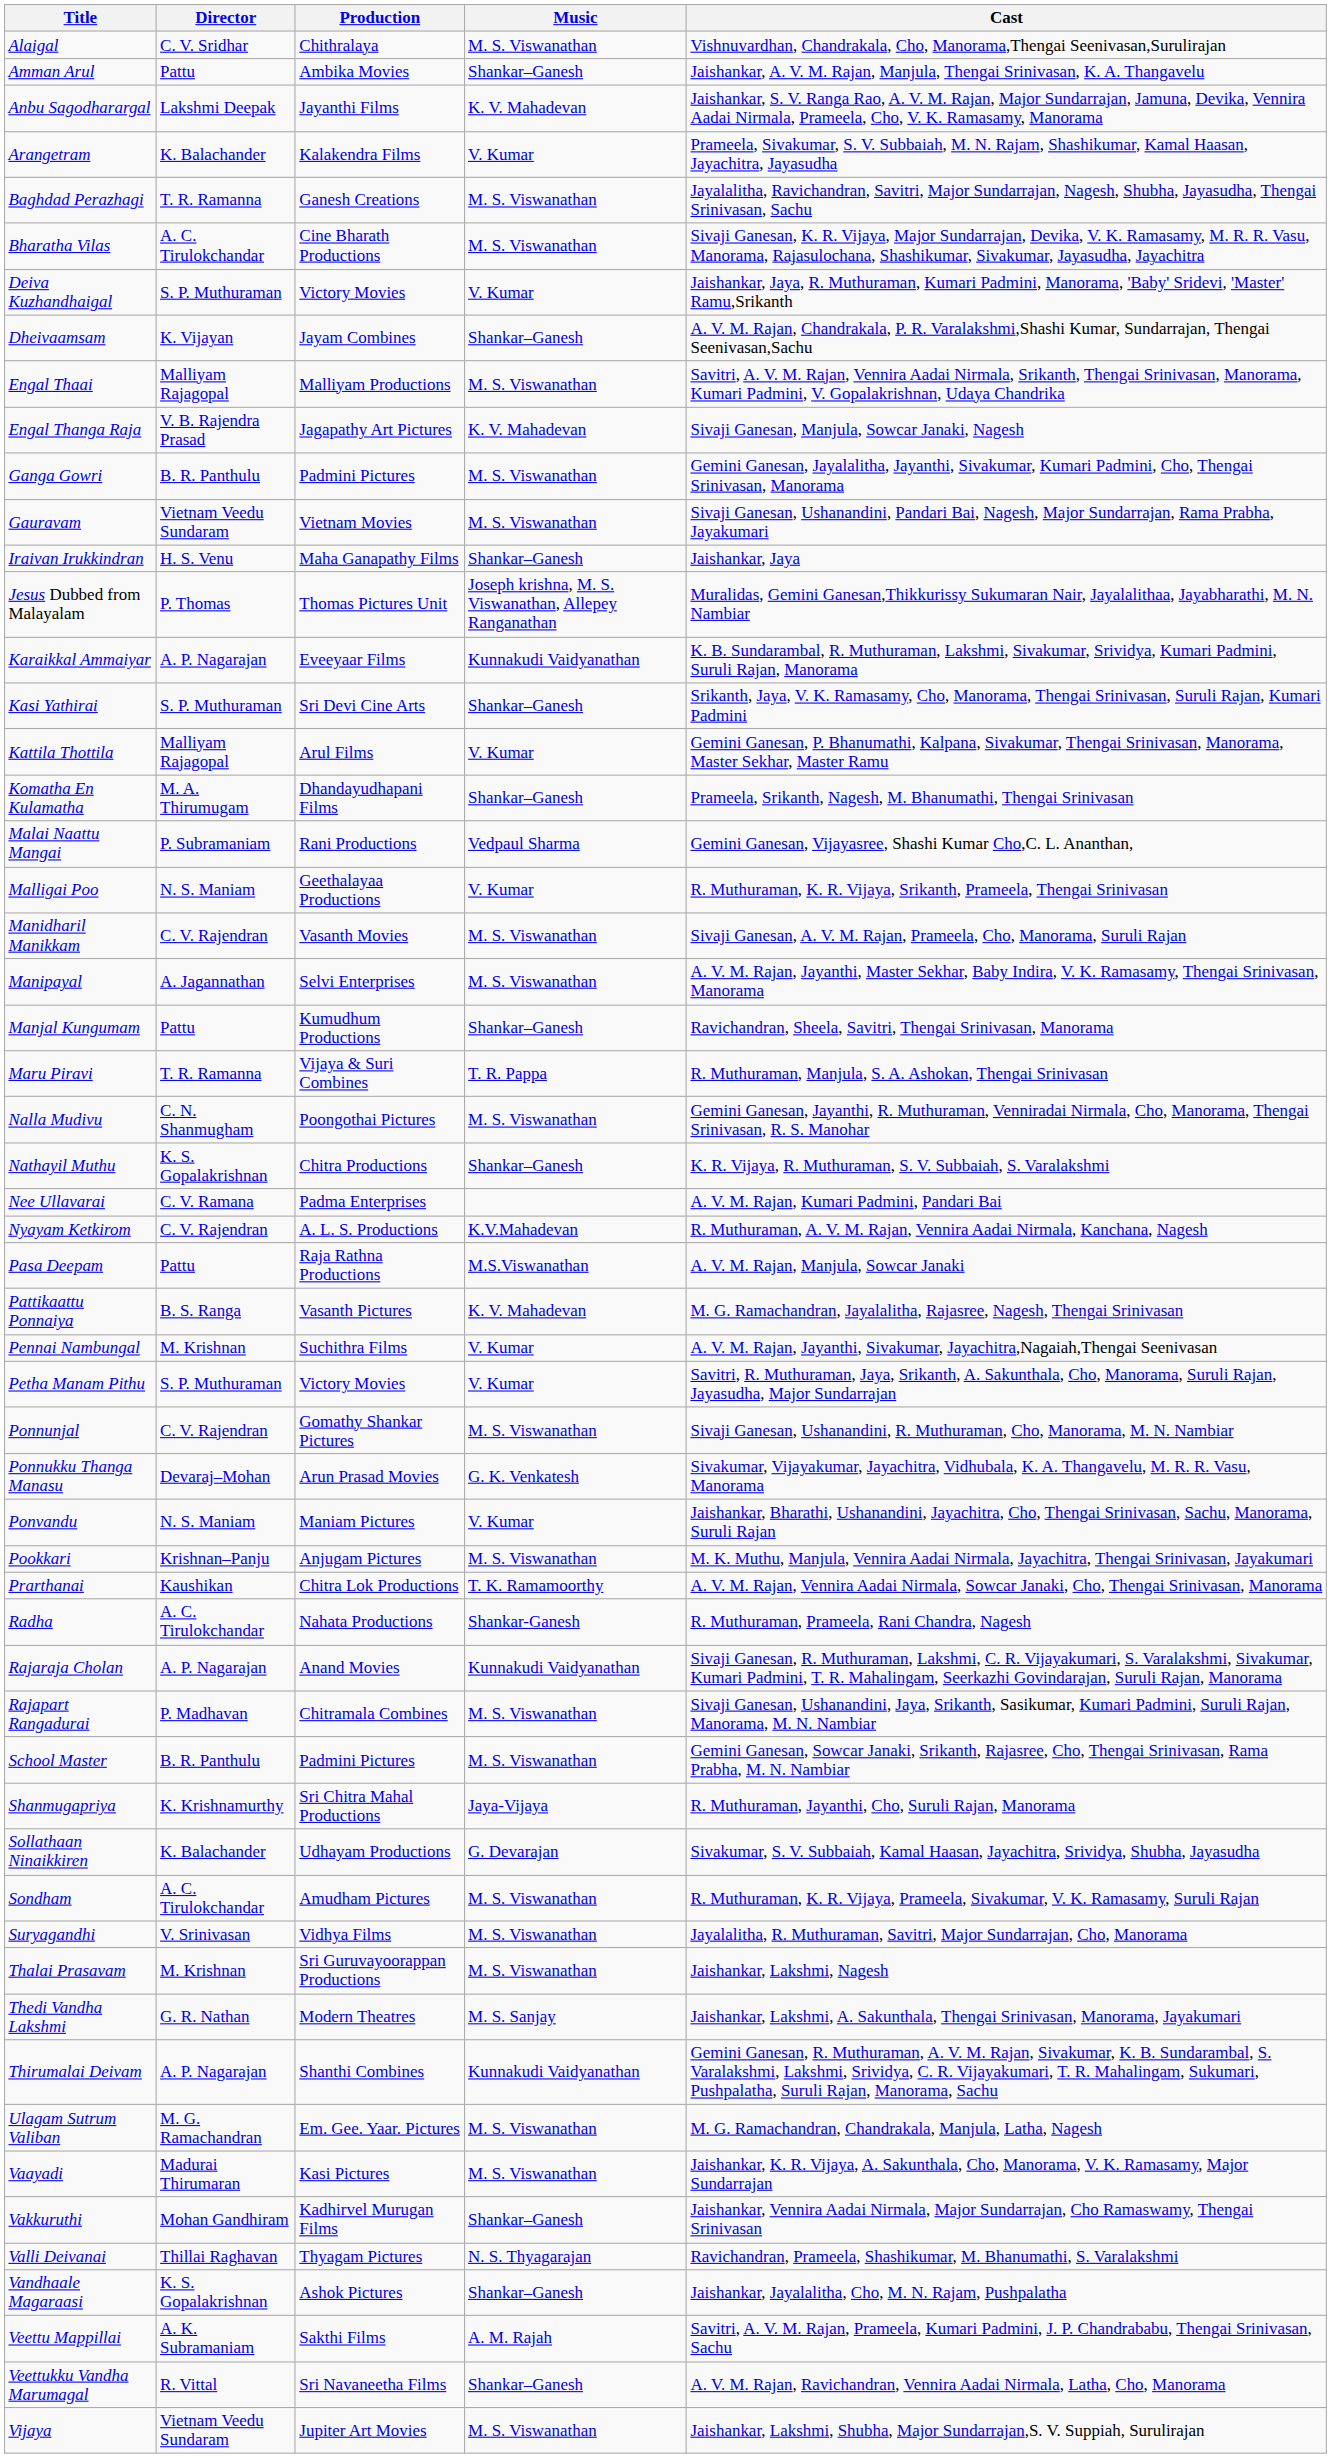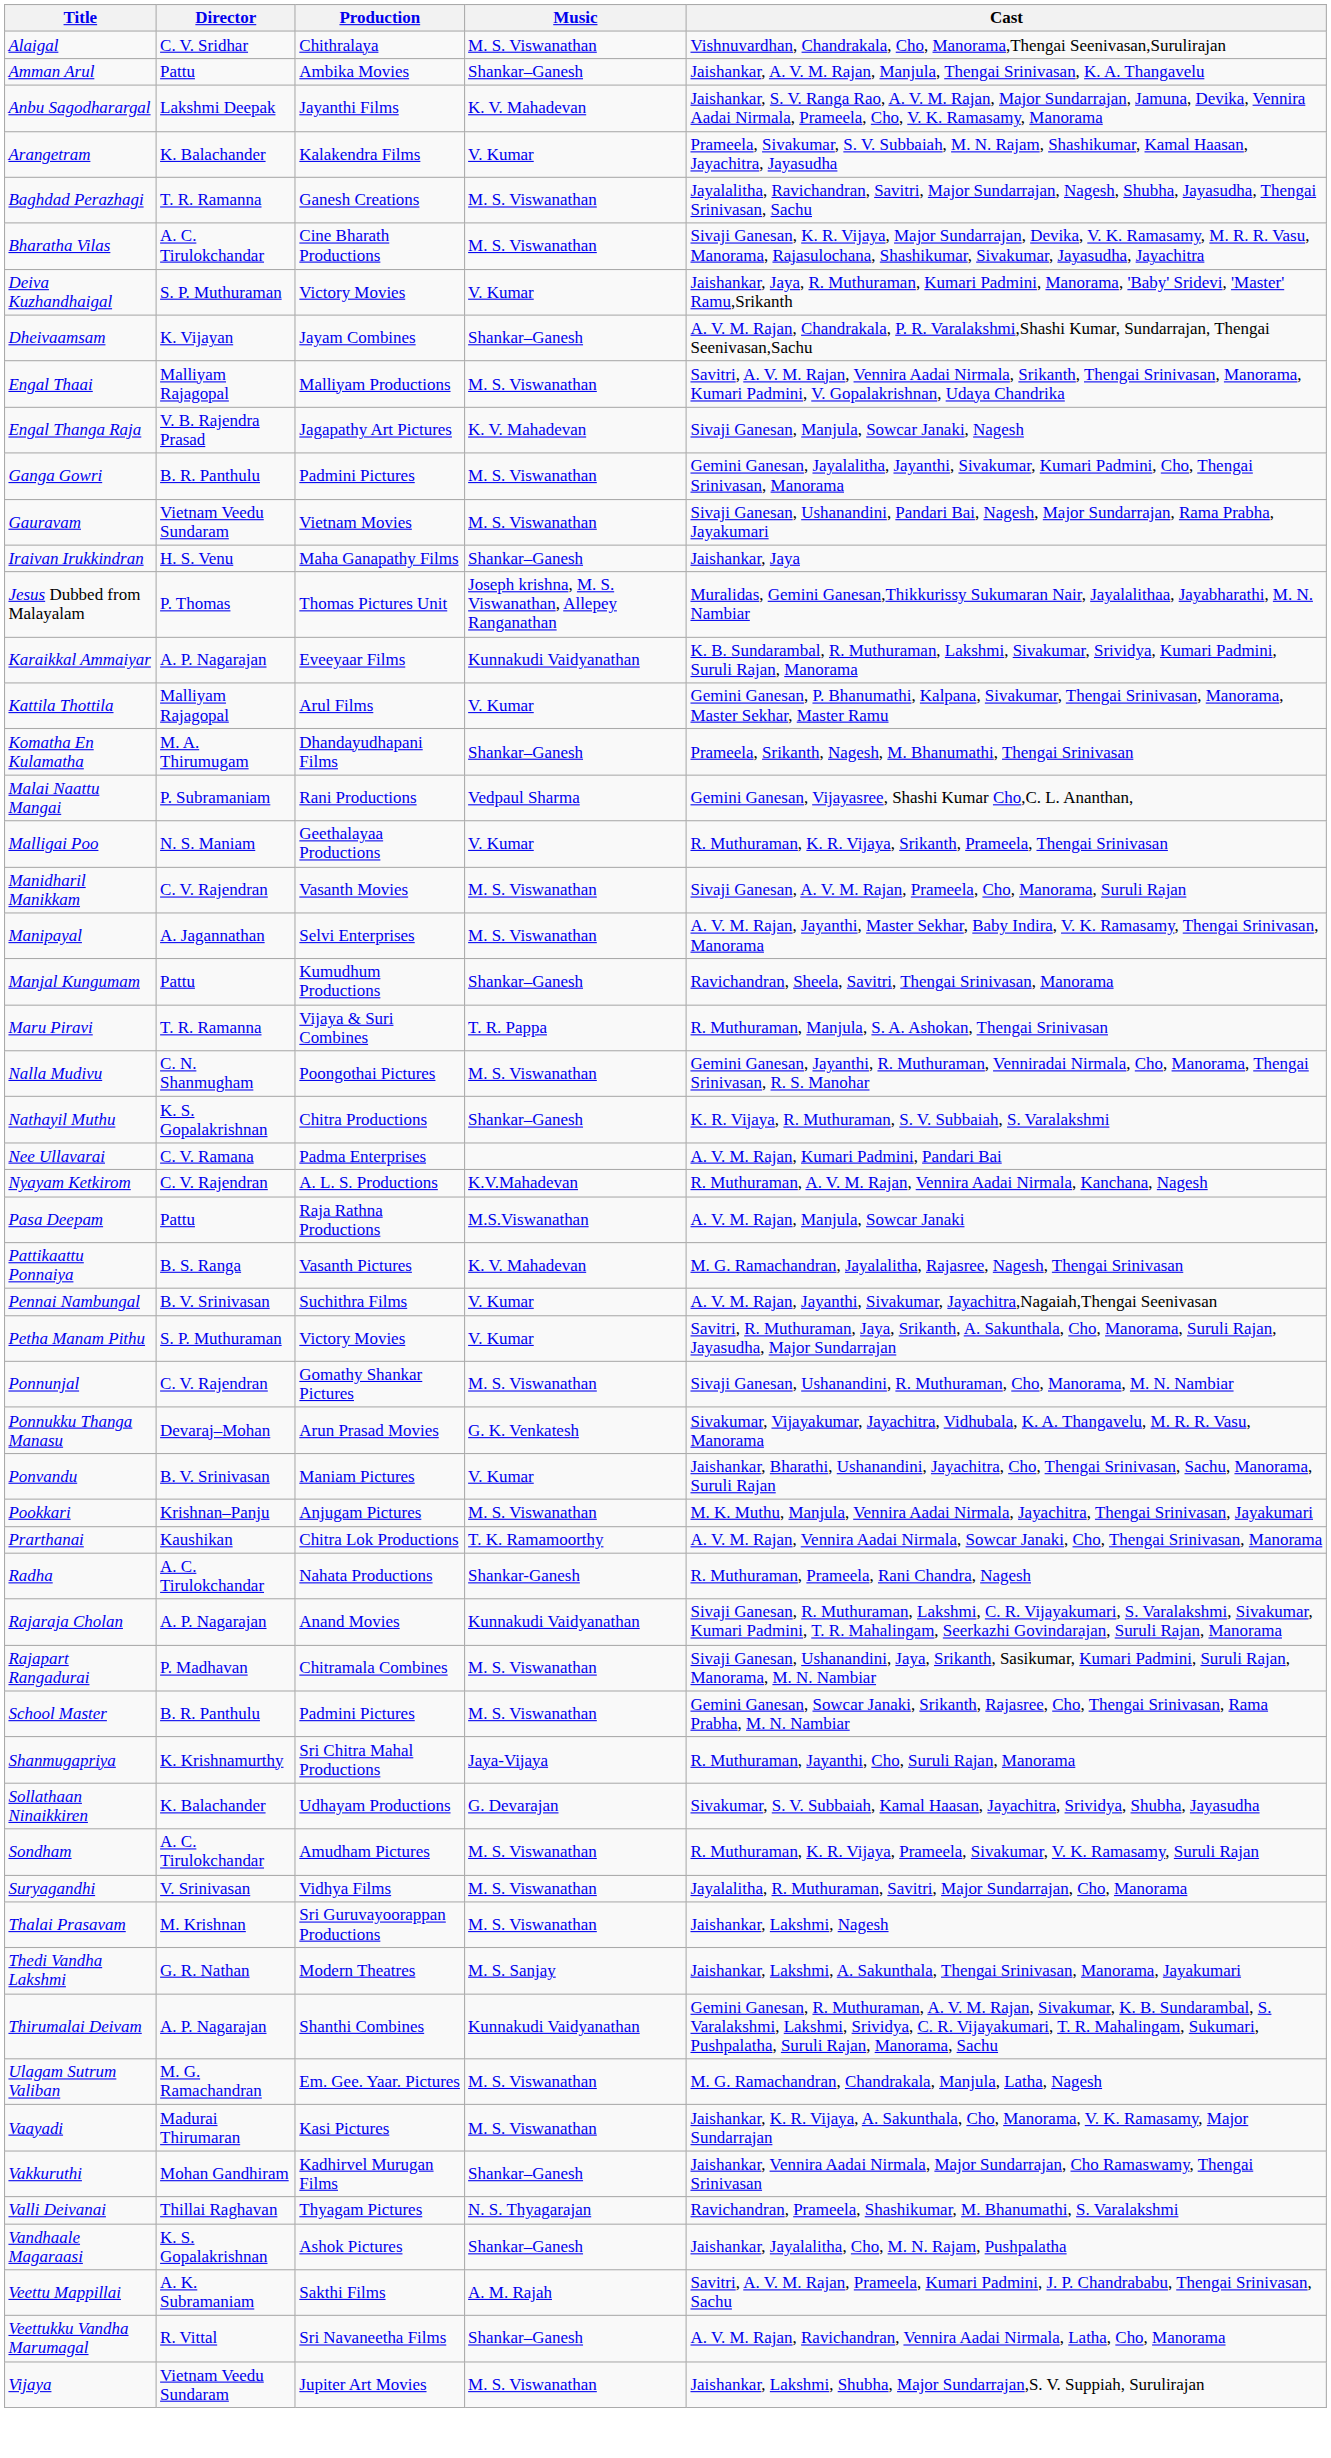- row: (53, 705)
(203, 1347) M. Krishnan -> (215, 1301) B. V. Srinivasan
(208, 1522) N. S. Maniam -> (215, 1476) B. V. Srinivasan
